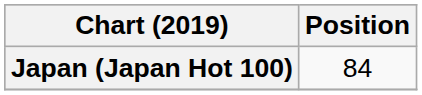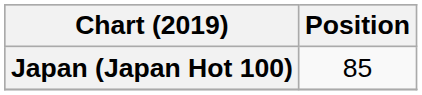(357, 67) 84 -> (357, 67) 85
